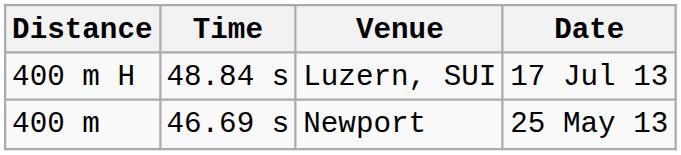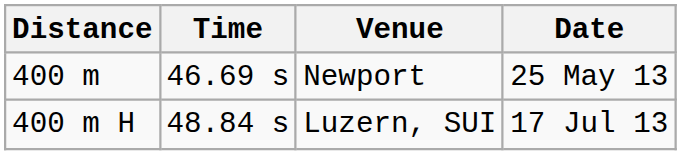rows swapped: (56, 124) <-> (74, 77)
